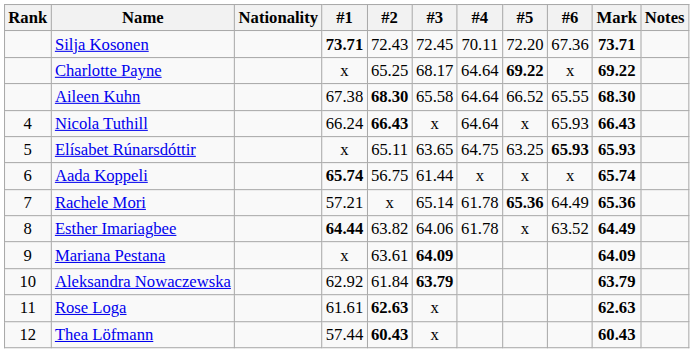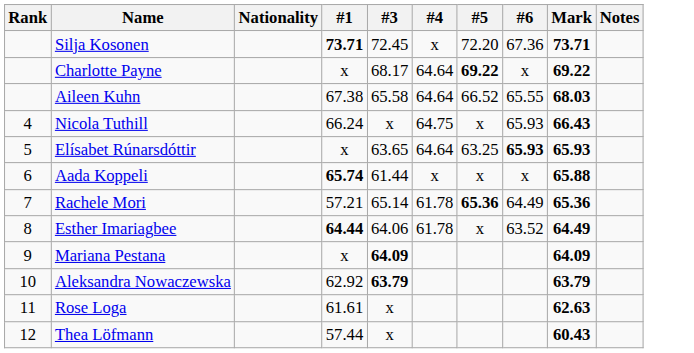- column: (390, 17)
(480, 44) 70.11 -> (435, 44) x
(617, 96) 68.30 -> (572, 96) 68.03
(480, 123) 64.64 -> (435, 123) 64.75
(480, 149) 64.75 -> (435, 149) 64.64
(617, 176) 65.74 -> (572, 176) 65.88
